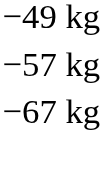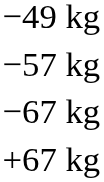+ row: (51, 159)
